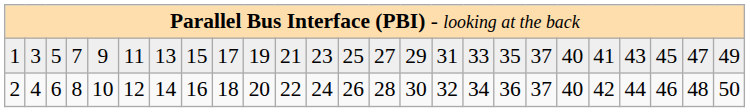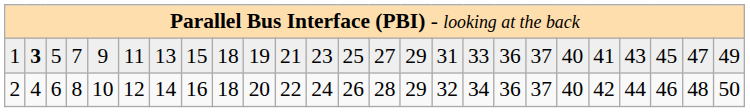(36, 55) normal -> (36, 55) bold
(228, 55) 17 -> (228, 55) 18
(510, 55) 35 -> (510, 55) 36
(416, 89) 30 -> (416, 89) 29
